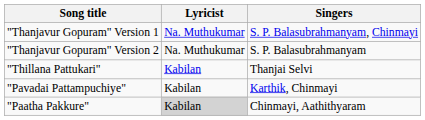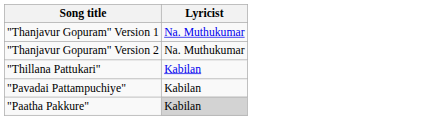- column: (334, 13)
